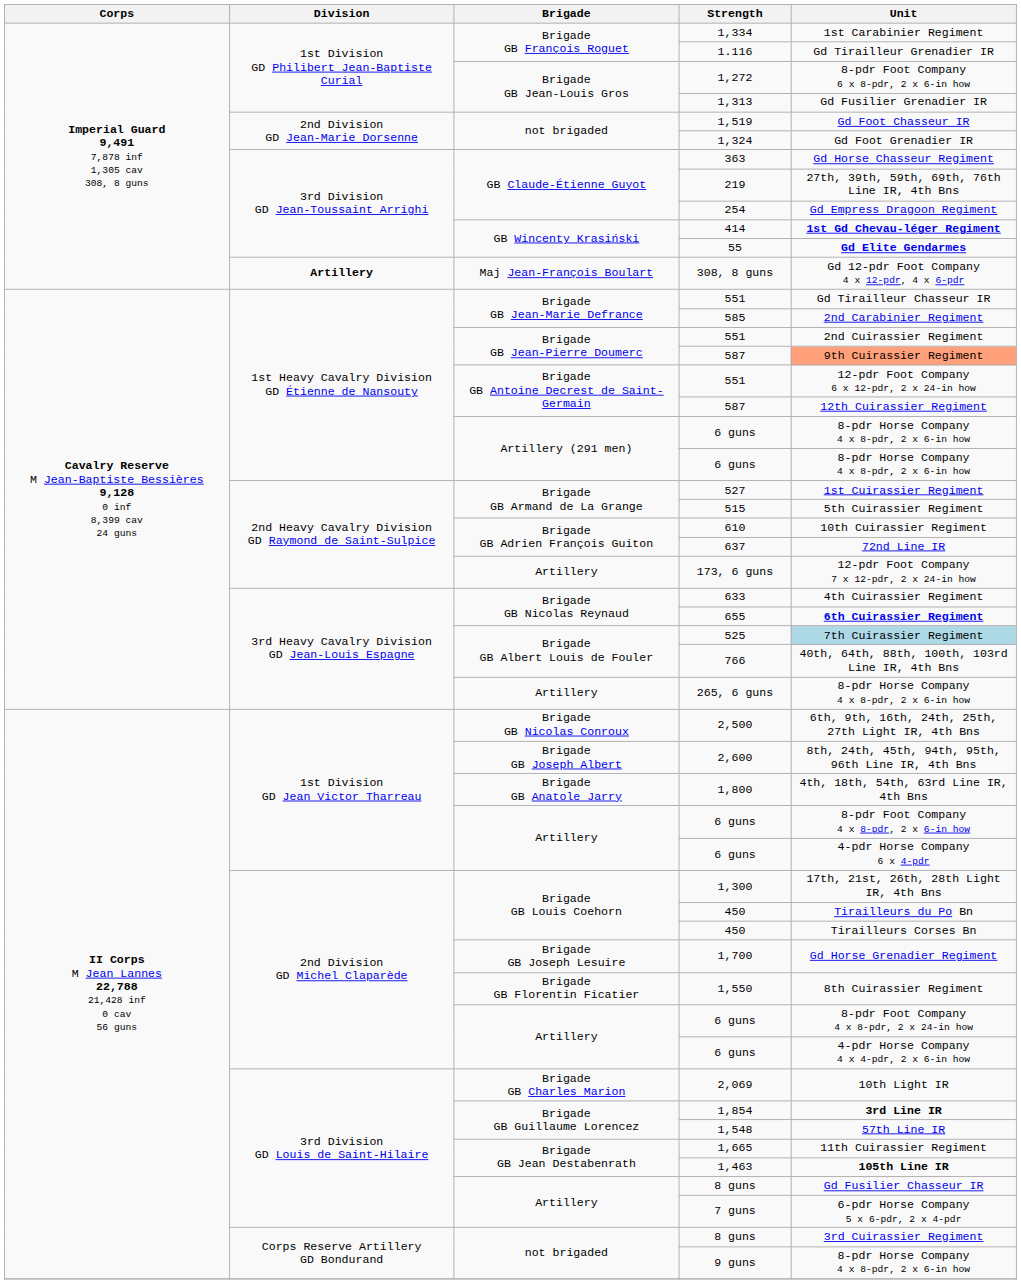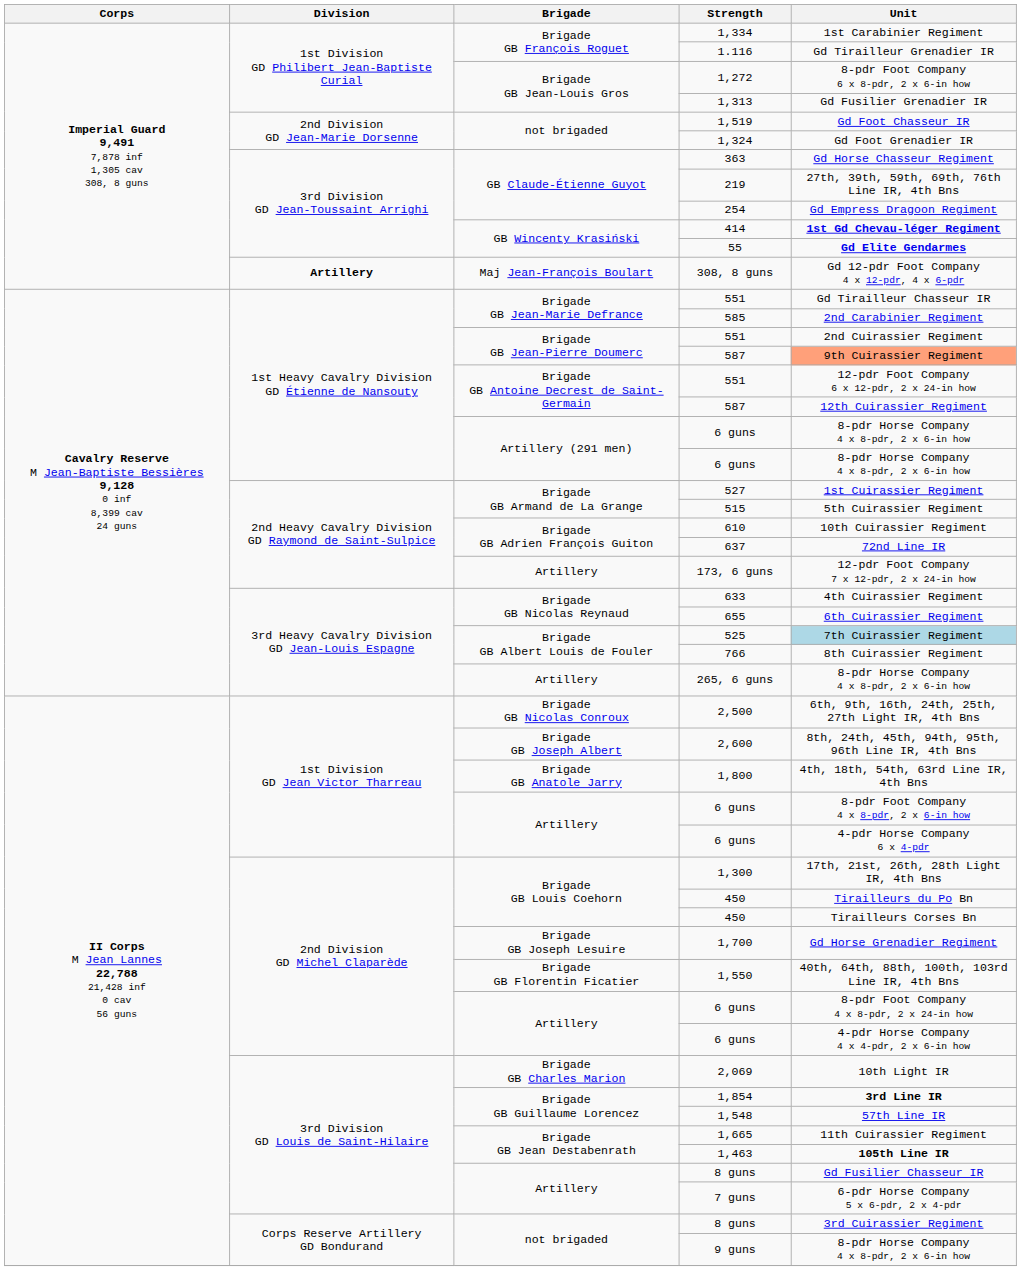(904, 616) bold -> (904, 616) normal
(904, 661) 40th, 64th, 88th, 100th, 103rd Line IR, 4th Bns -> (904, 654) 8th Cuirassier Regiment
(904, 988) 8th Cuirassier Regiment -> (904, 975) 40th, 64th, 88th, 100th, 103rd Line IR, 4th Bns
